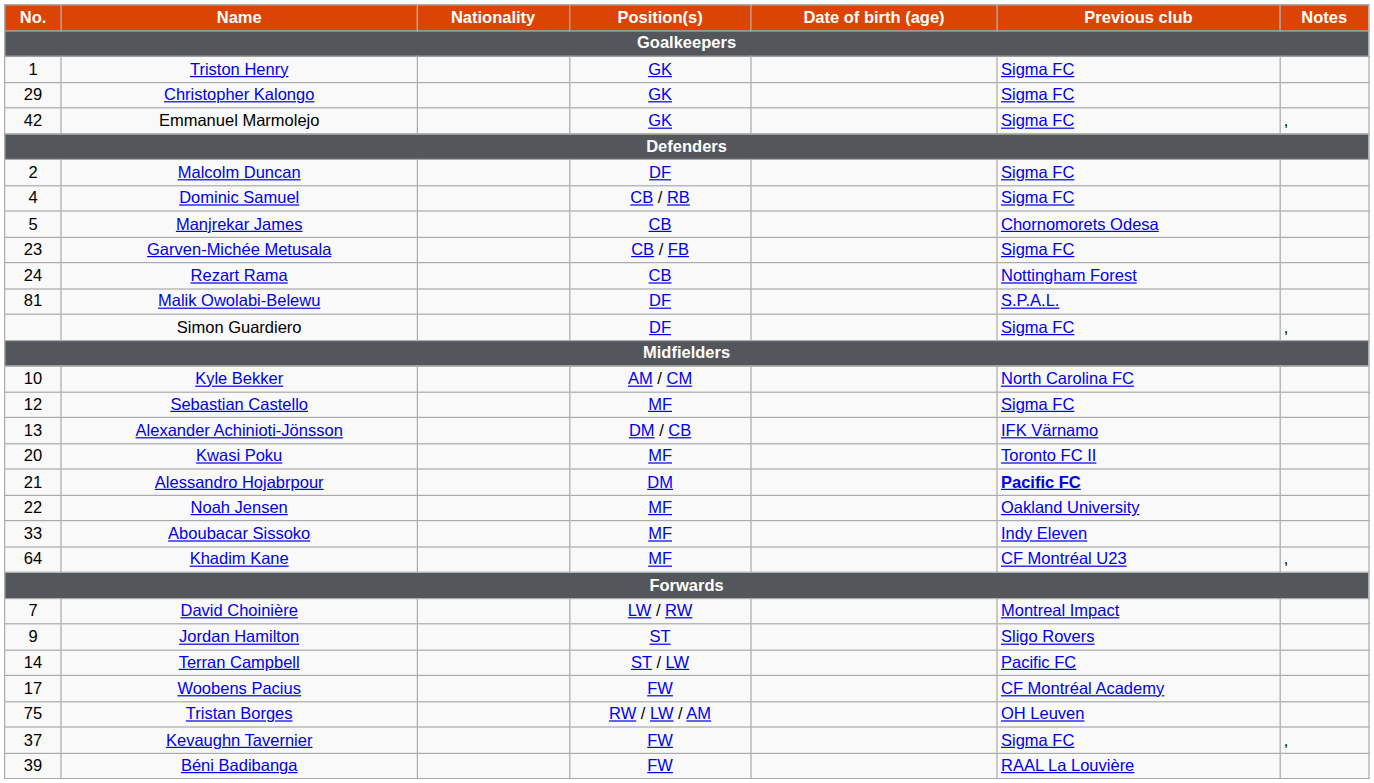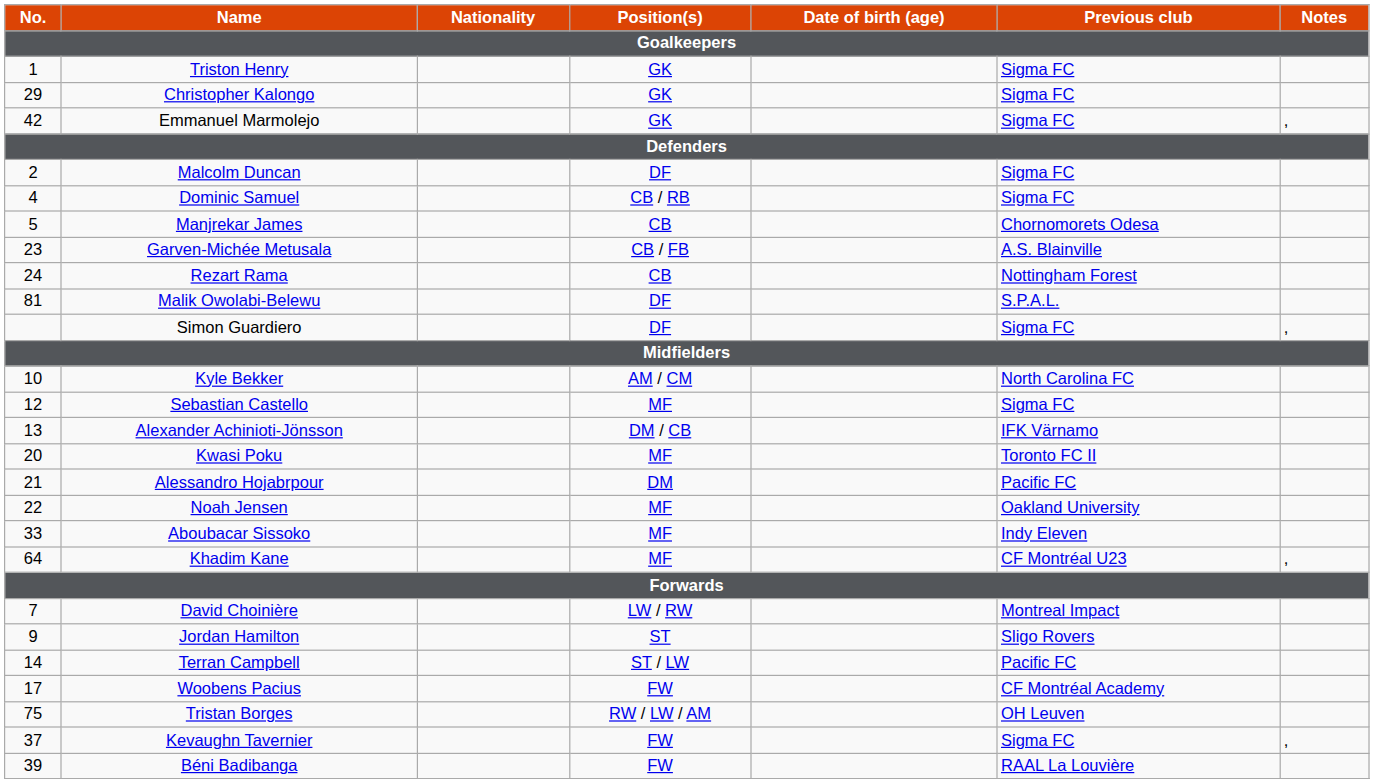(1038, 249) Sigma FC -> (1051, 249) A.S. Blainville
(1041, 482) bold -> (1039, 482) normal
